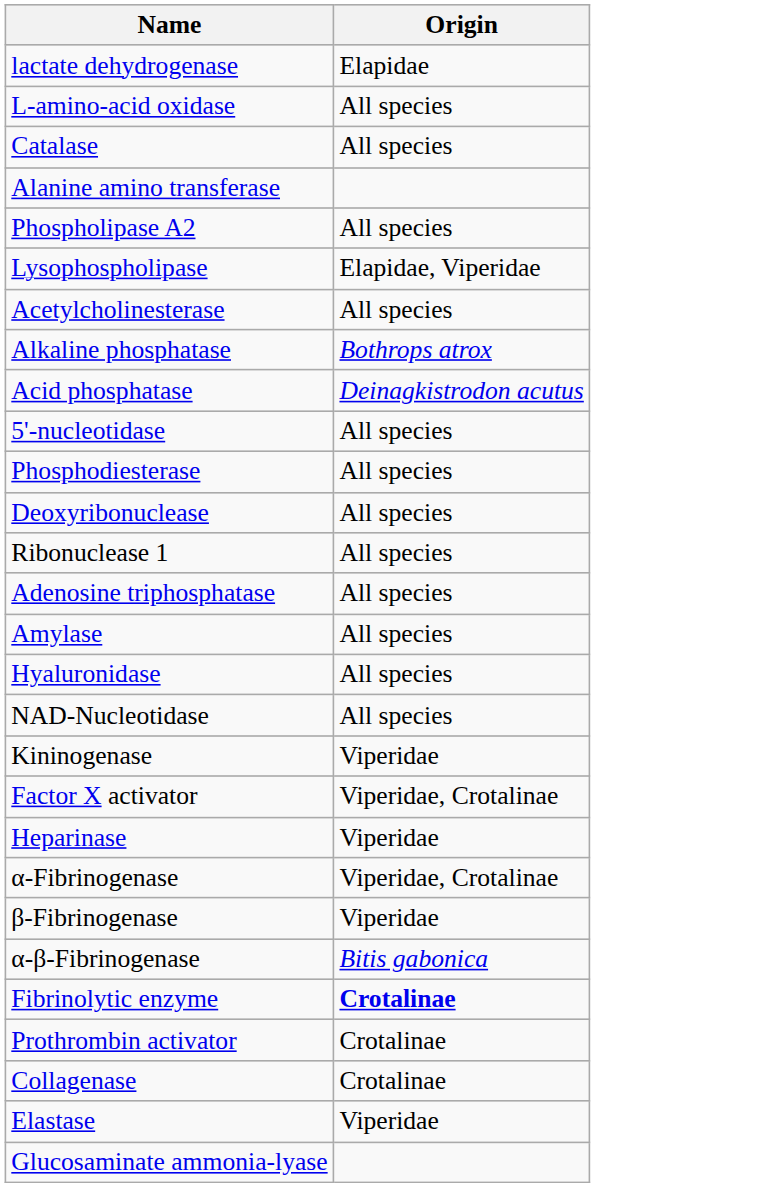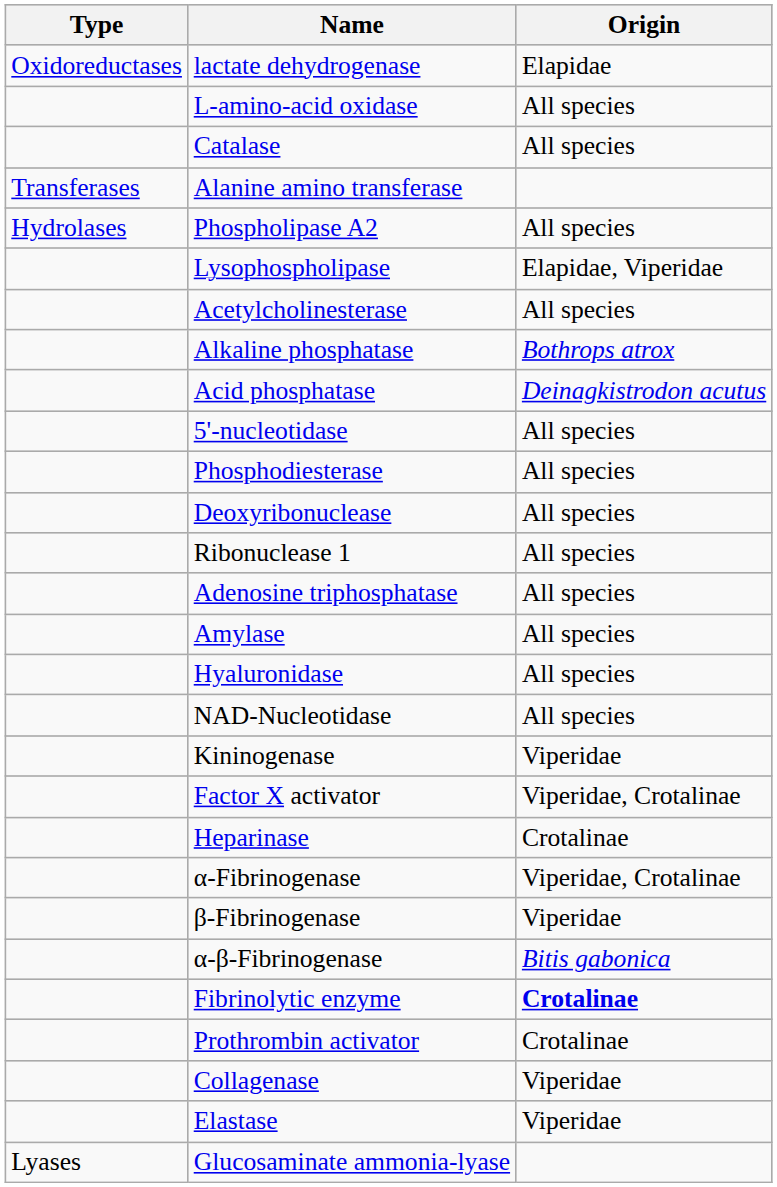+ column: (97, 24)
(389, 836) Viperidae -> (575, 836) Crotalinae
(393, 1080) Crotalinae -> (572, 1080) Viperidae
